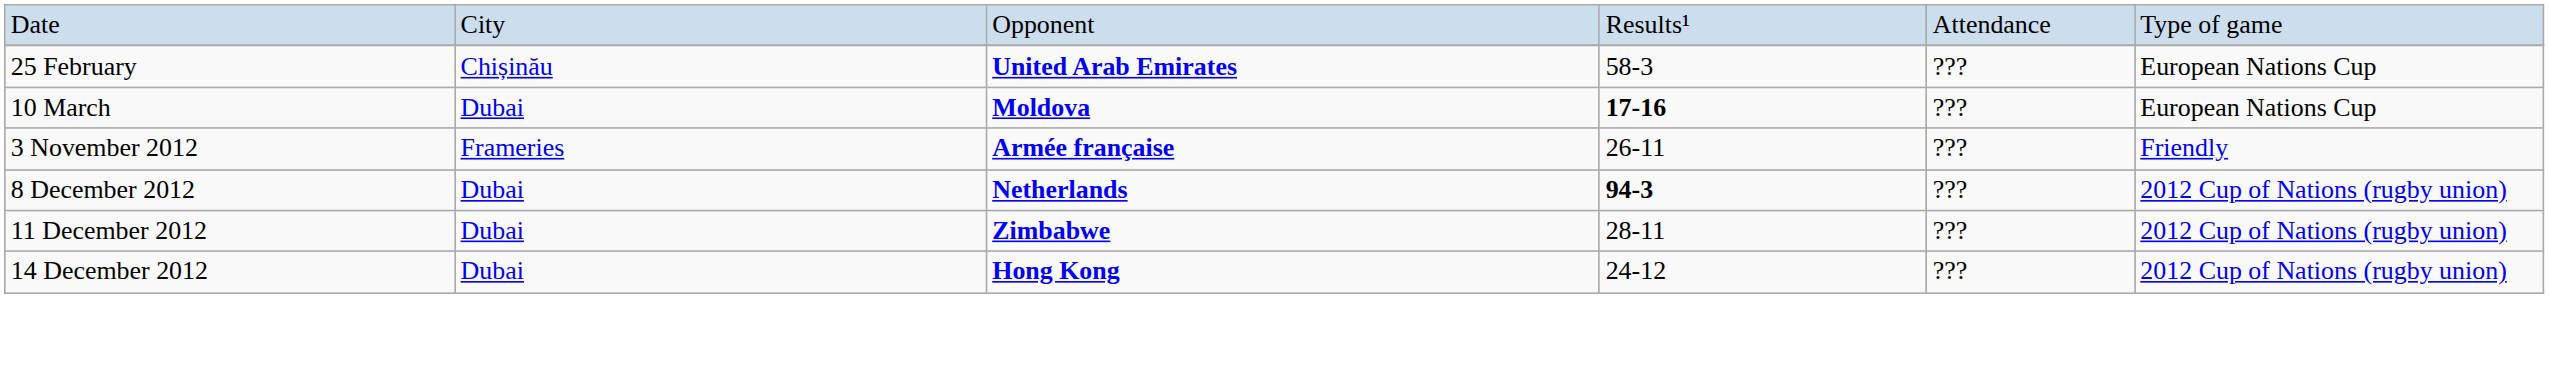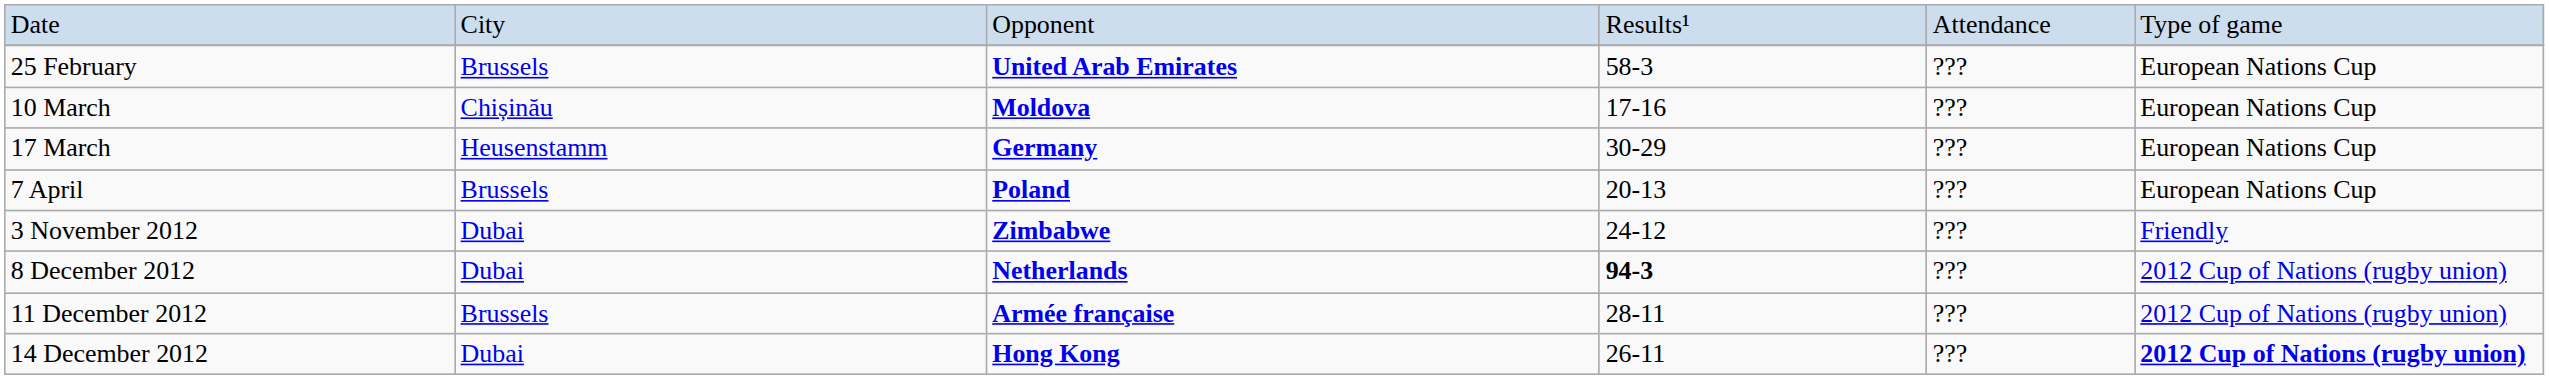(507, 66) Chișinău -> (505, 66) Brussels
(492, 107) Dubai -> (507, 107) Chișinău
(1636, 107) bold -> (1636, 107) normal
+ row: (61, 148)
+ row: (47, 189)
(512, 148) Frameries -> (492, 230) Dubai
(1083, 148) Armée française -> (1051, 230) Zimbabwe
(1635, 148) 26-11 -> (1636, 230) 24-12
(492, 230) Dubai -> (505, 312) Brussels
(1051, 230) Zimbabwe -> (1083, 312) Armée française
(1636, 271) 24-12 -> (1635, 353) 26-11
(2324, 271) normal -> (2333, 353) bold
